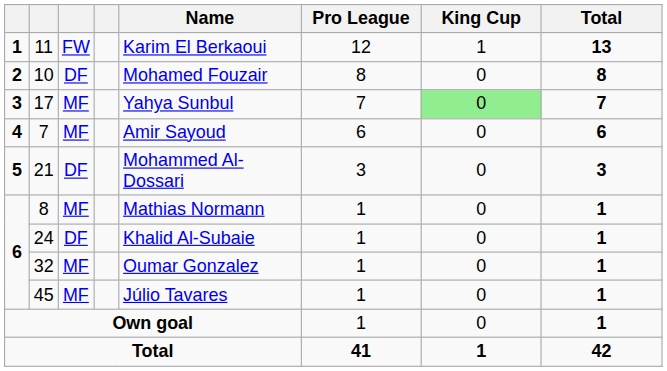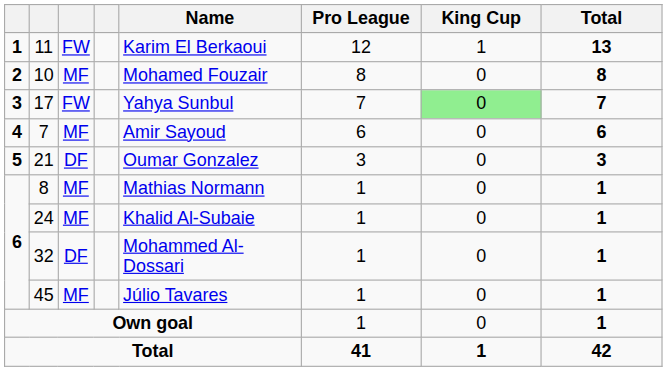(76, 75) DF -> (76, 75) MF
(76, 103) MF -> (76, 103) FW
(183, 170) Mohammed Al-Dossari -> (191, 160) Oumar Gonzalez
(76, 237) DF -> (76, 217) MF
(76, 266) MF -> (76, 256) DF
(191, 266) Oumar Gonzalez -> (183, 256) Mohammed Al-Dossari
